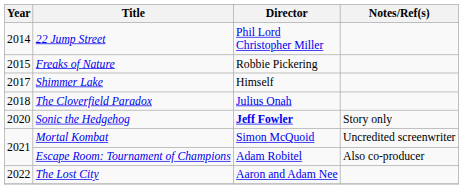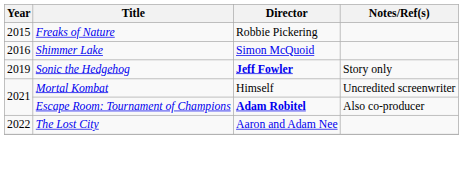- row: (71, 38)
(19, 82) 2017 -> (19, 50) 2016
(255, 82) Himself -> (275, 50) Simon McQuoid
- row: (94, 100)
(19, 119) 2020 -> (19, 69) 2019
(275, 138) Simon McQuoid -> (255, 87) Himself
(269, 156) normal -> (271, 106) bold
